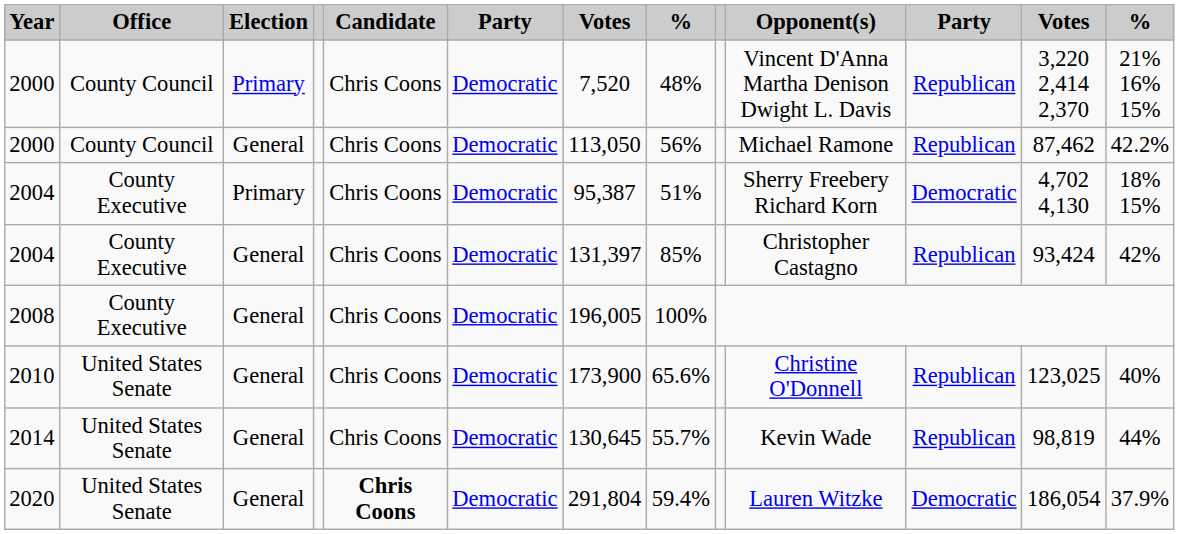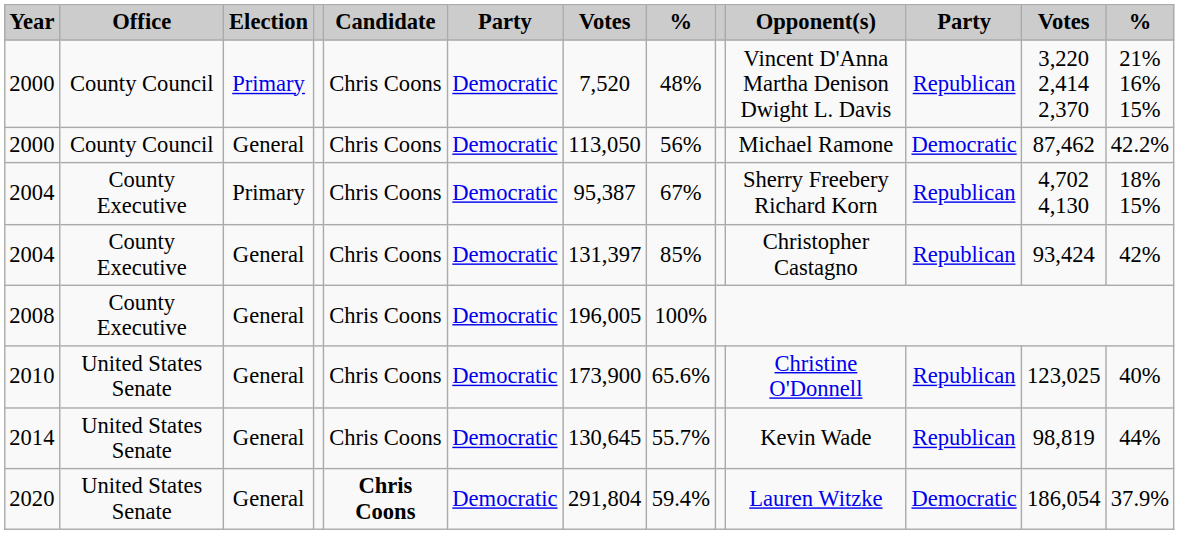(964, 144) Republican -> (964, 144) Democratic
(681, 193) 51% -> (681, 193) 67%
(964, 193) Democratic -> (964, 193) Republican
